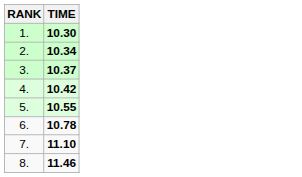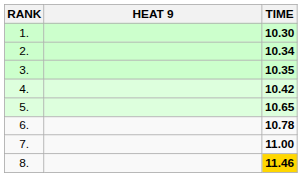+ column: (153, 14)
(62, 70) 10.37 -> (280, 70) 10.35
(62, 107) 10.55 -> (280, 107) 10.65
(62, 145) 11.10 -> (280, 145) 11.00
(62, 163) no background -> (280, 163) gold background
